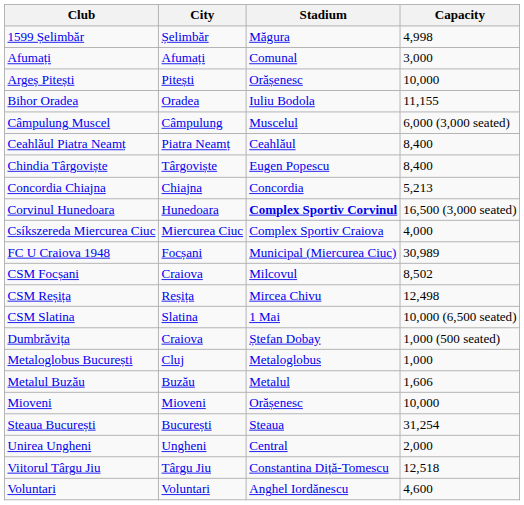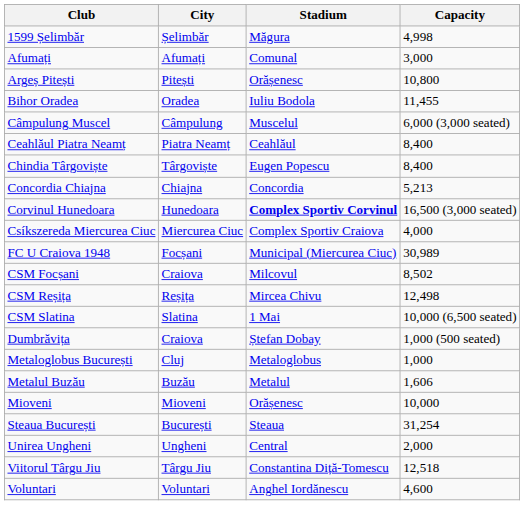(421, 80) 10,000 -> (421, 80) 10,800
(421, 101) 11,155 -> (421, 101) 11,455
